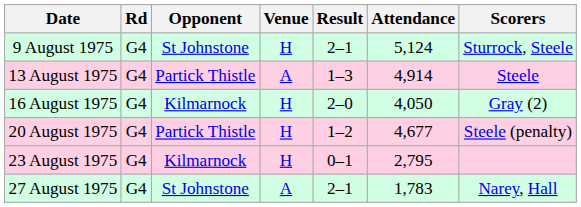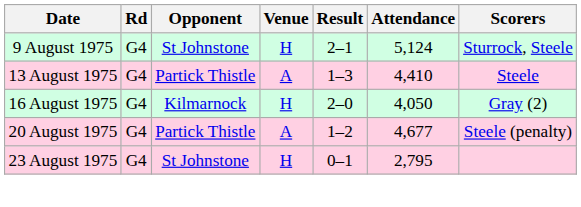(413, 75) 4,914 -> (413, 75) 4,410
(286, 132) H -> (286, 132) A
(205, 160) Kilmarnock -> (205, 160) St Johnstone
- row: (63, 188)
